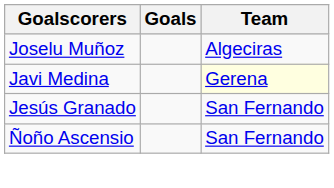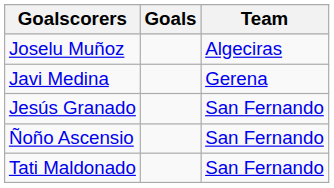(236, 78) lightyellow background -> (236, 78) no background
+ row: (72, 167)
